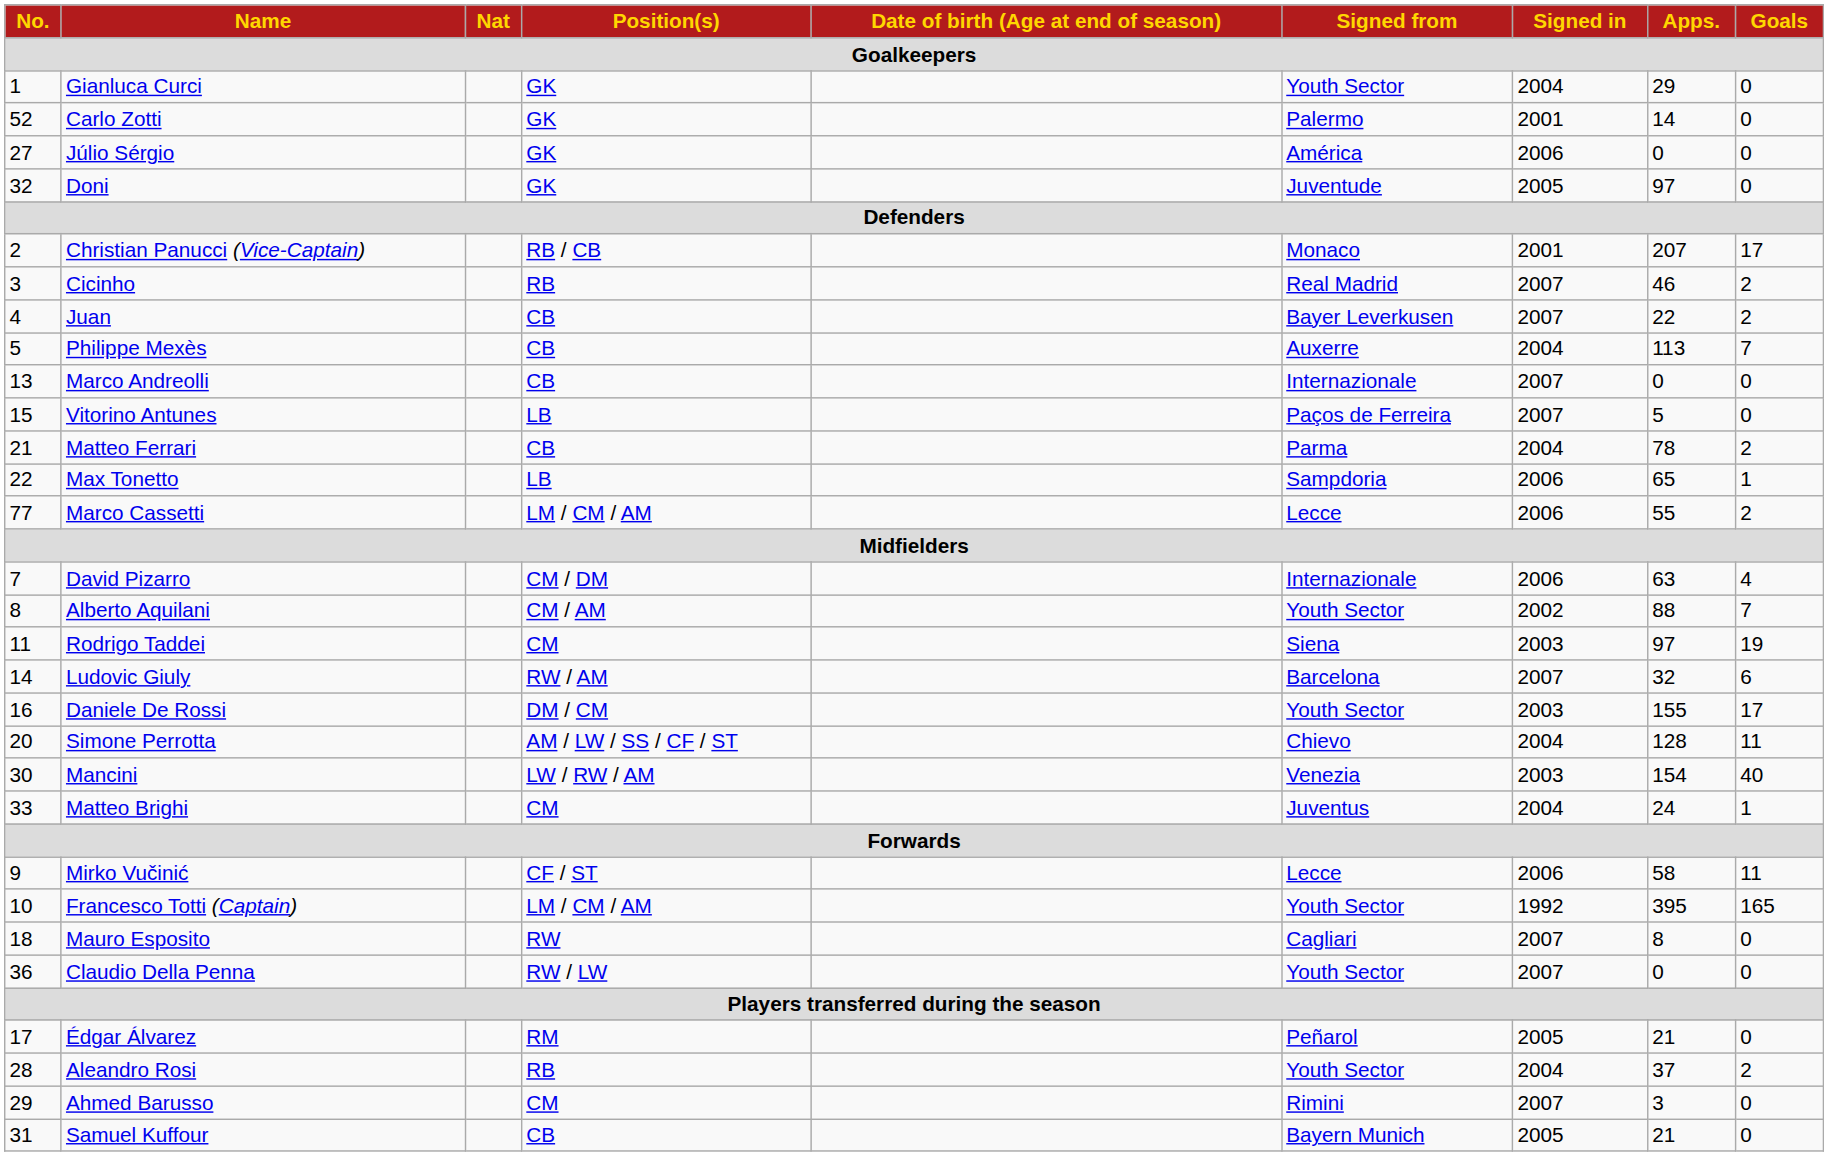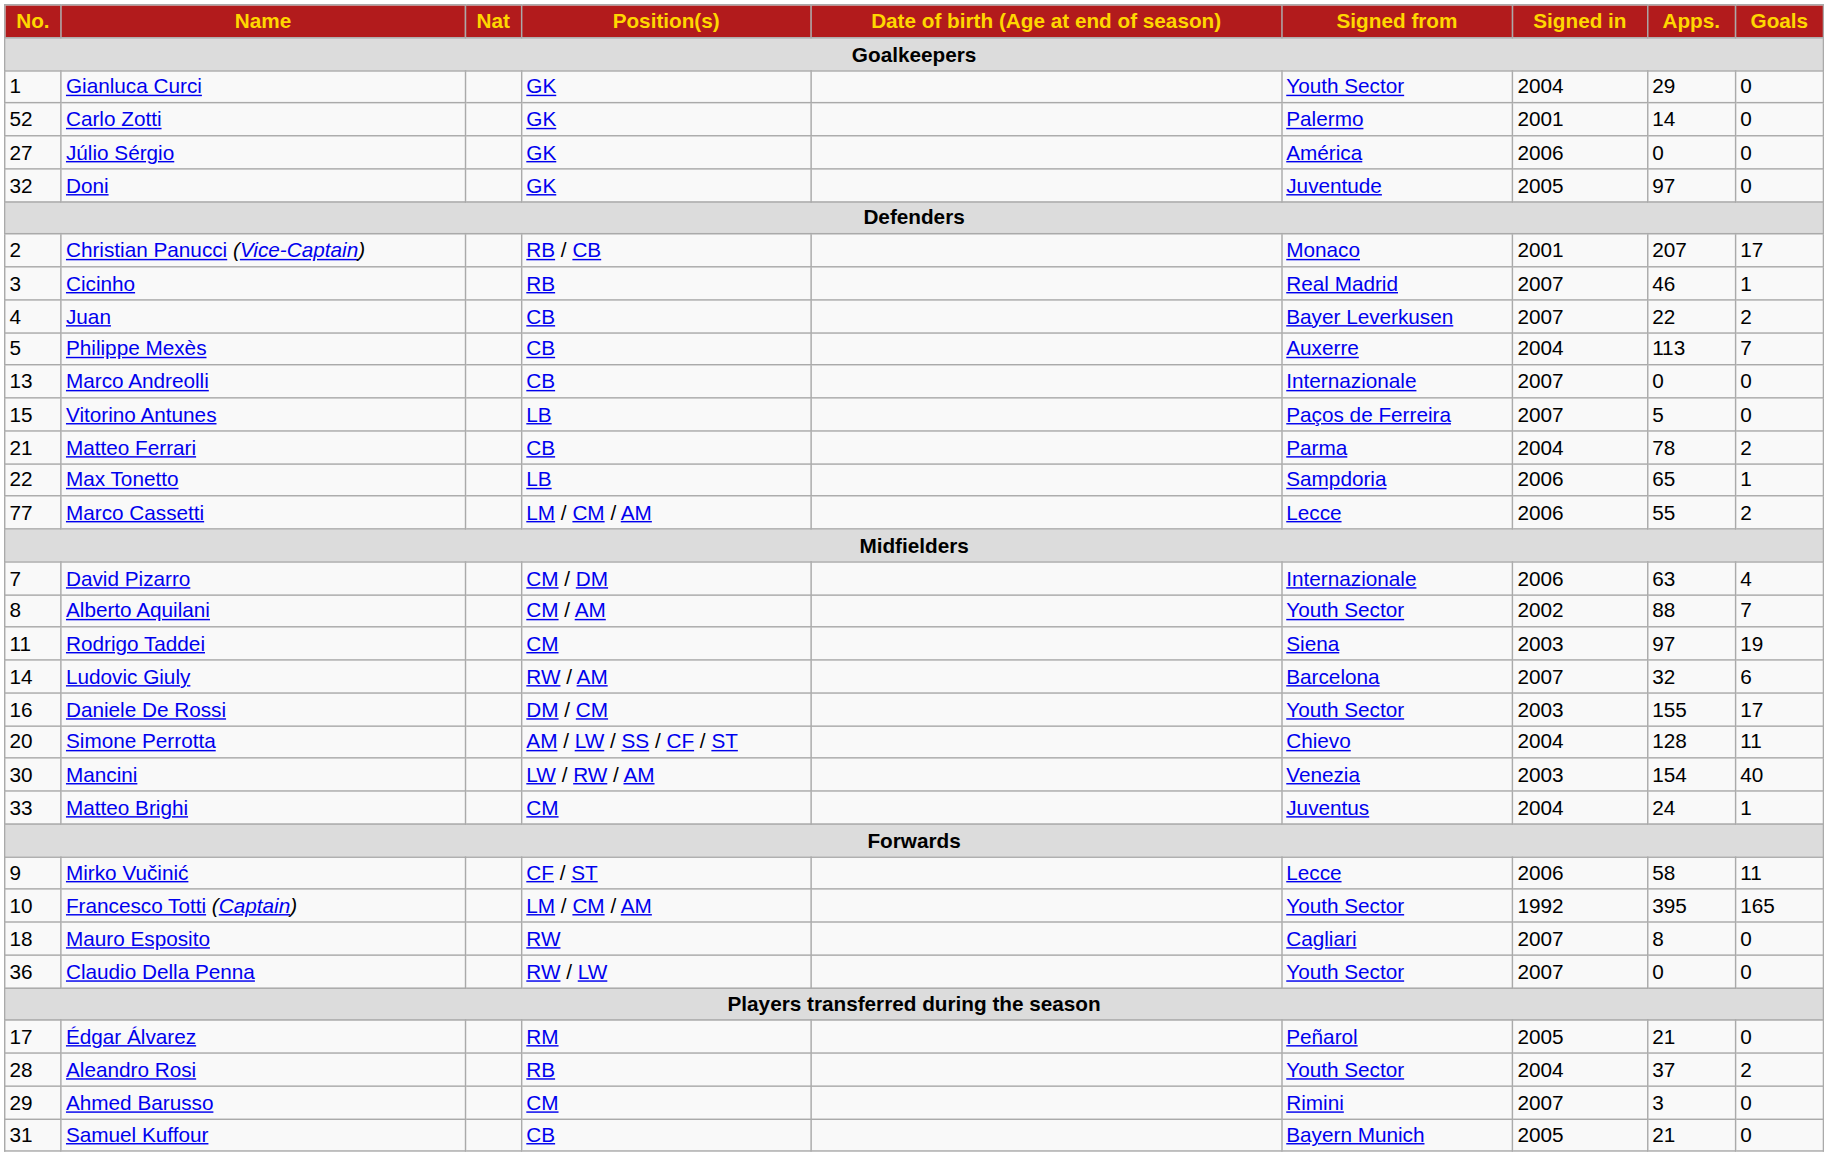(1746, 284) 2 -> (1746, 284) 1
